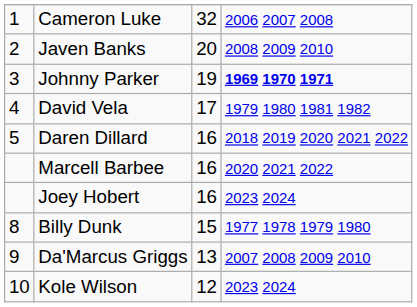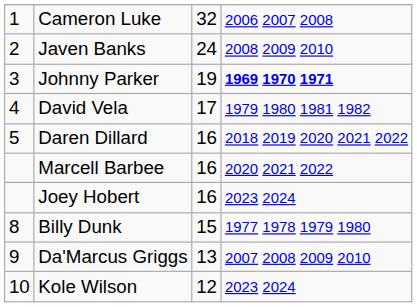(207, 49) 20 -> (207, 49) 24
